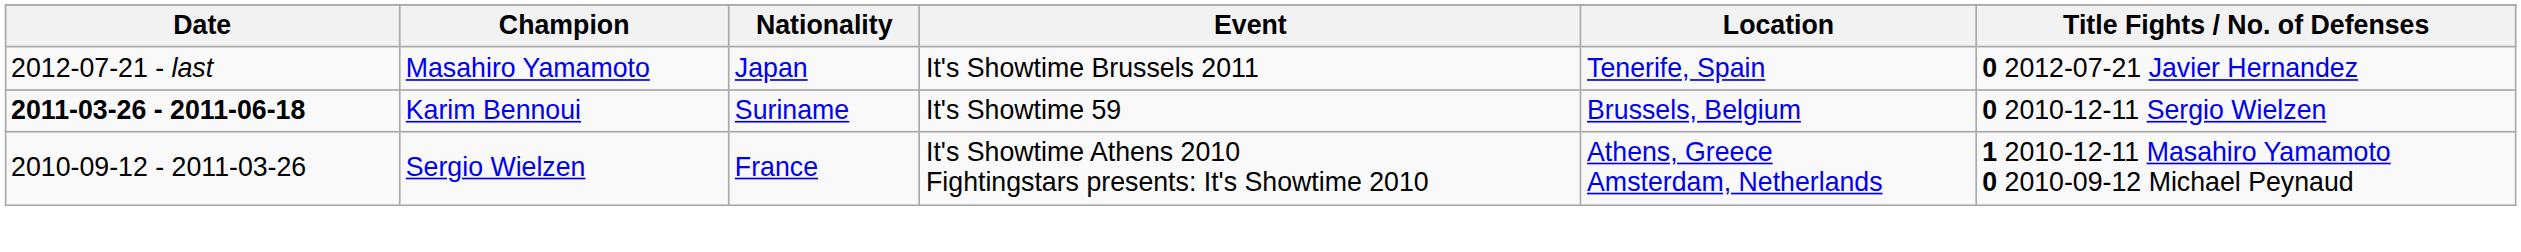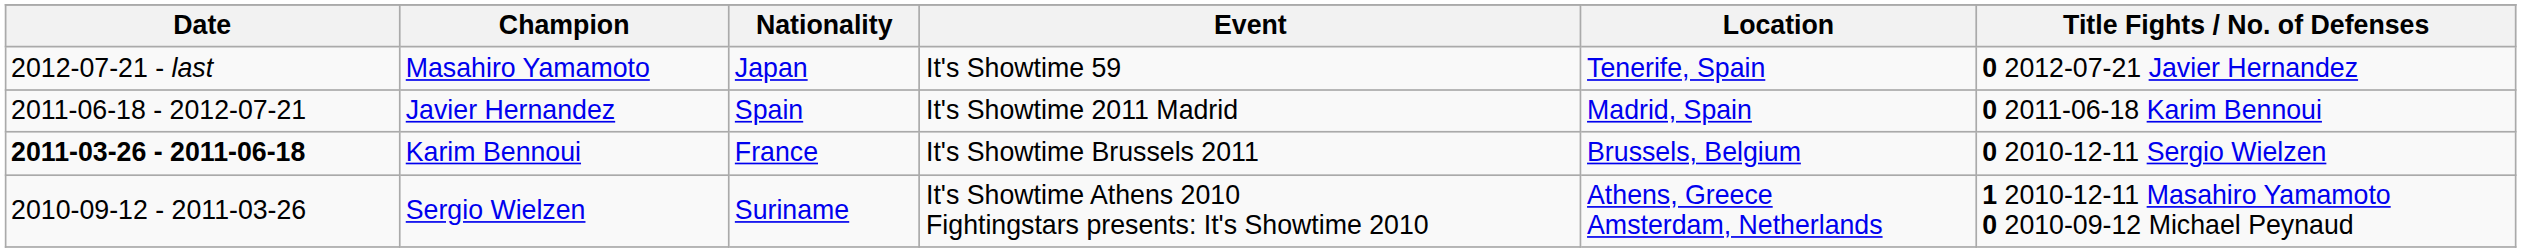(1092, 68) It's Showtime Brussels 2011 -> (1024, 68) It's Showtime 59
+ row: (510, 110)
(792, 110) Suriname -> (776, 152) France
(1024, 110) It's Showtime 59 -> (1092, 152) It's Showtime Brussels 2011
(776, 167) France -> (792, 210) Suriname
